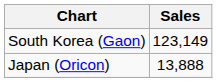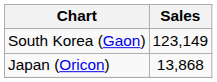(180, 65) 13,888 -> (180, 65) 13,868
